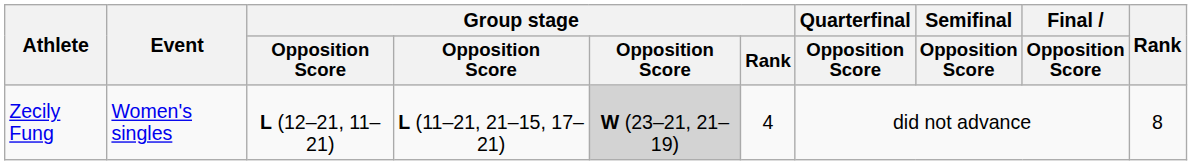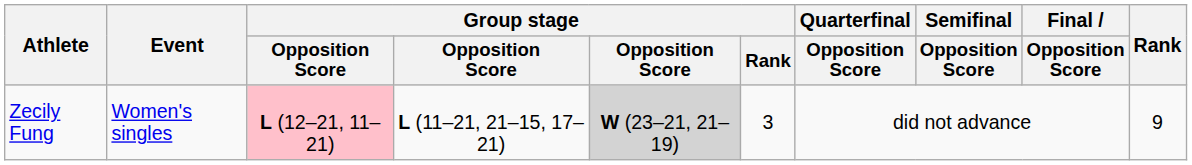(320, 134) no background -> (320, 134) pink background
(768, 123) 4 -> (768, 123) 3
(1157, 123) 8 -> (1157, 123) 9
